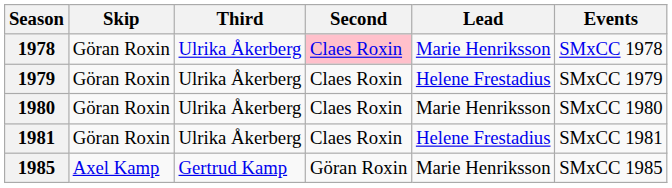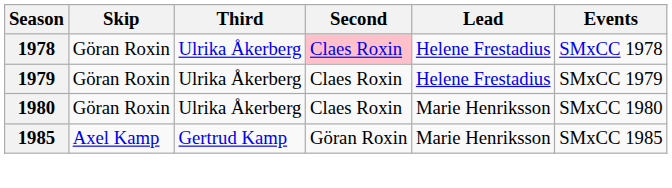(483, 49) Marie Henriksson -> (483, 49) Helene Frestadius
- row: (36, 138)
